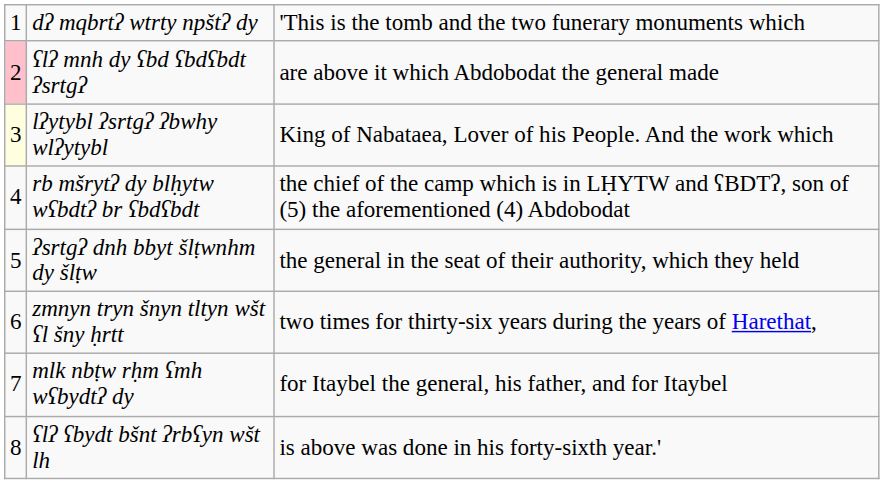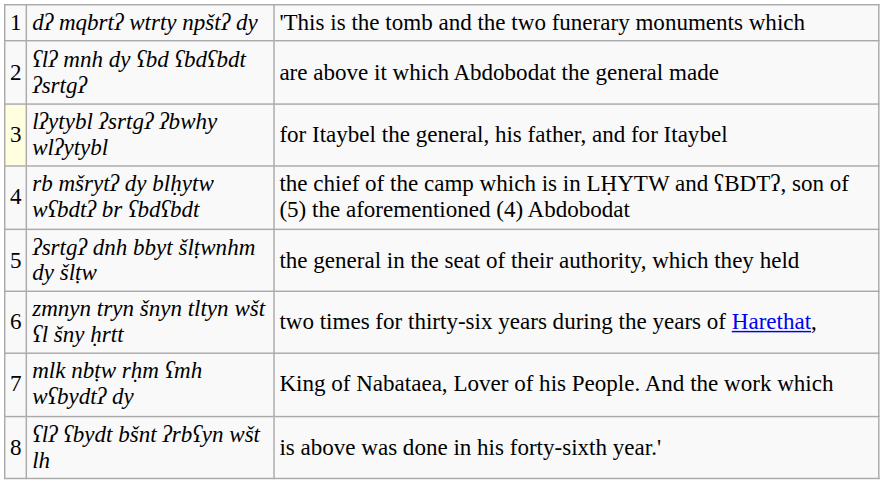(16, 72) pink background -> (16, 72) no background
(556, 134) King of Nabataea, Lover of his People. And the work which -> (503, 134) for Itaybel the general, his father, and for Itaybel
(503, 384) for Itaybel the general, his father, and for Itaybel -> (556, 384) King of Nabataea, Lover of his People. And the work which
